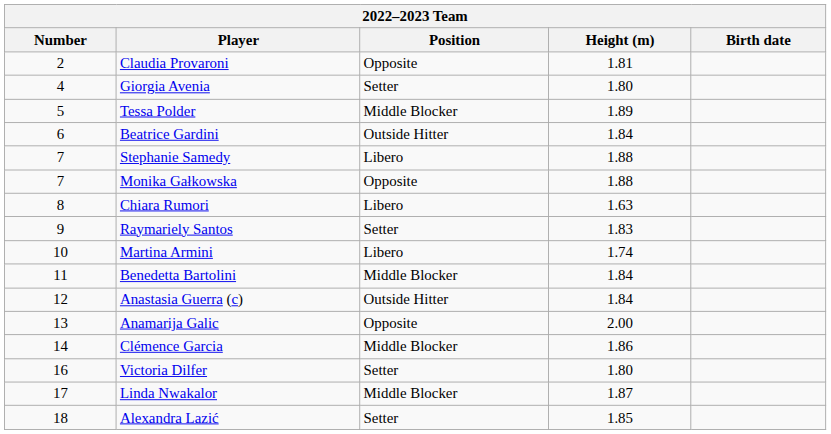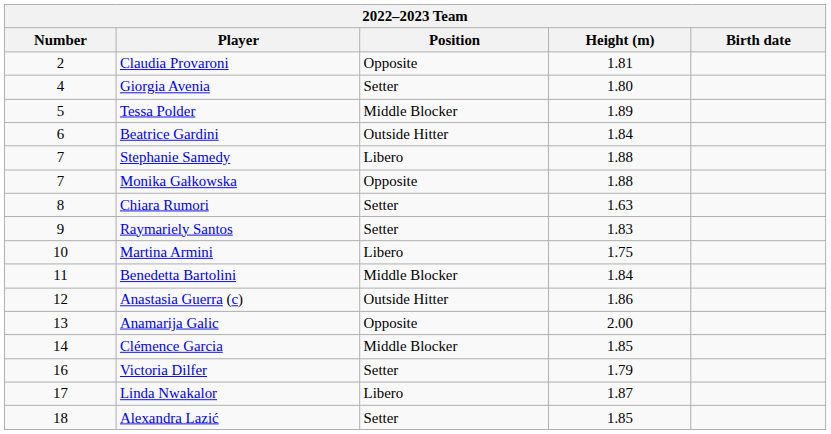(383, 205) Libero -> (381, 205) Setter
(620, 252) 1.74 -> (620, 252) 1.75
(620, 299) 1.84 -> (620, 299) 1.86
(620, 346) 1.86 -> (620, 346) 1.85
(620, 370) 1.80 -> (620, 370) 1.79
(410, 393) Middle Blocker -> (383, 393) Libero
